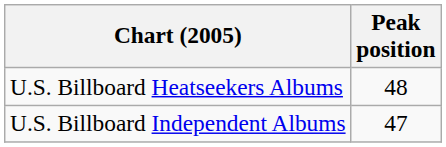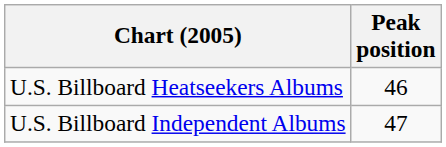(396, 86) 48 -> (396, 86) 46
